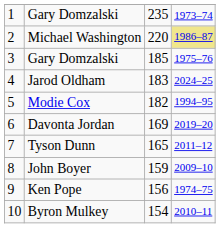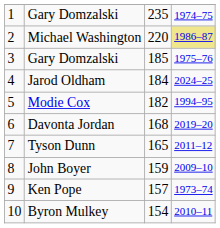(193, 15) 1973–74 -> (193, 15) 1974–75
(158, 80) 183 -> (158, 80) 184
(158, 124) 169 -> (158, 124) 168
(158, 189) 156 -> (158, 189) 157
(193, 189) 1974–75 -> (193, 189) 1973–74
